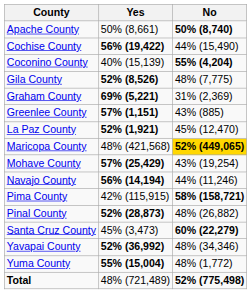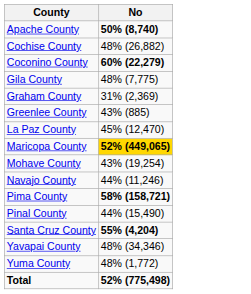- column: (135, 12)
(207, 46) 44% (15,490) -> (133, 46) 48% (26,882)
(204, 63) 55% (4,204) -> (133, 63) 60% (22,279)
(207, 213) 48% (26,882) -> (133, 213) 44% (15,490)
(207, 230) 60% (22,279) -> (130, 230) 55% (4,204)
